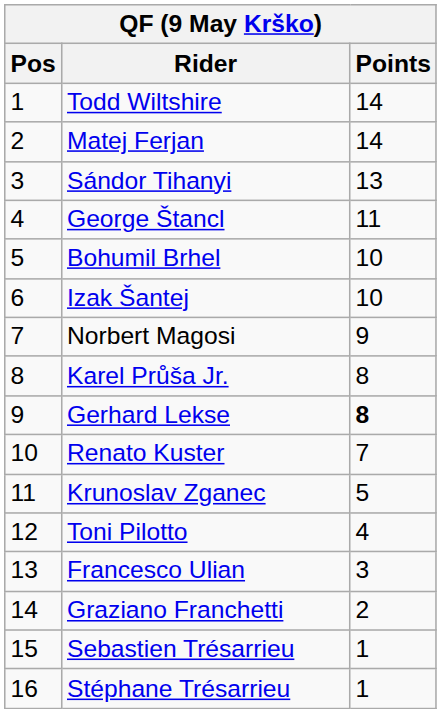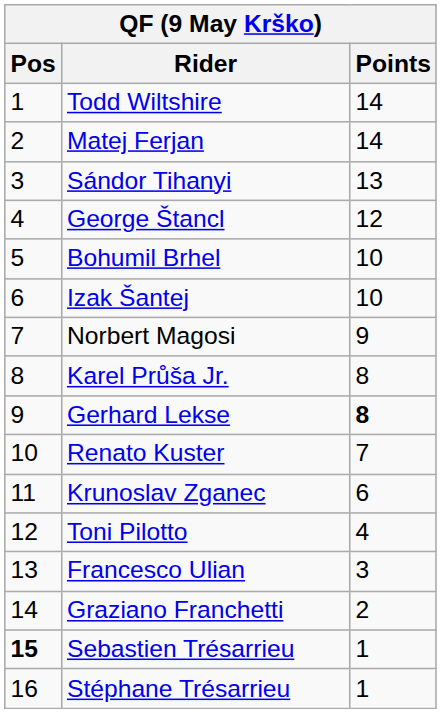(368, 219) 11 -> (369, 219) 12
(362, 492) 5 -> (362, 492) 6
(24, 649) normal -> (24, 649) bold
